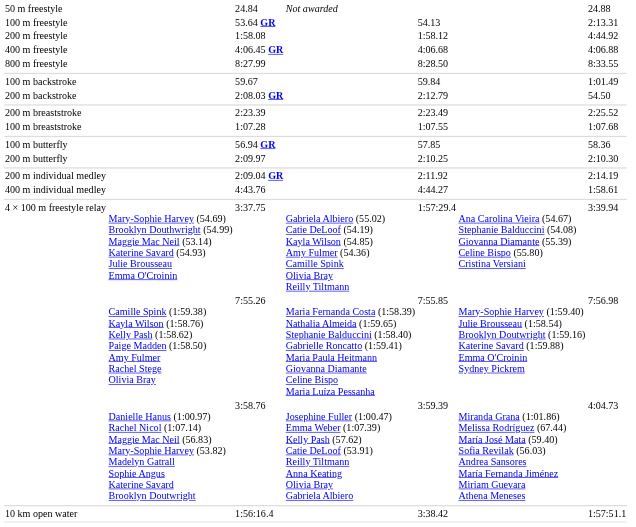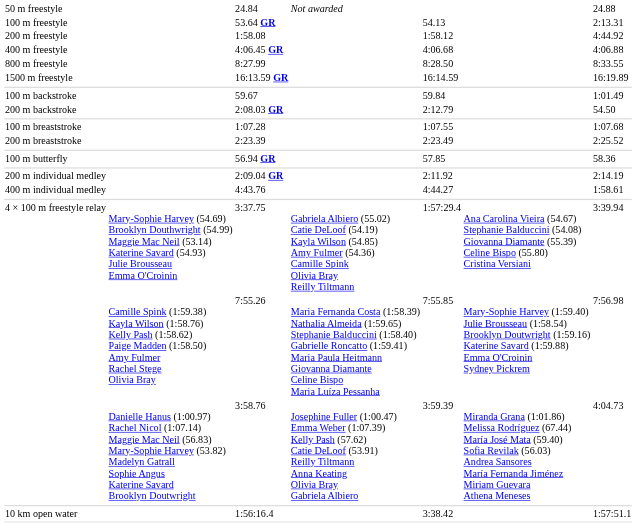+ row: (39, 78)
rows swapped: (43, 127) <-> (43, 113)
- row: (36, 158)
